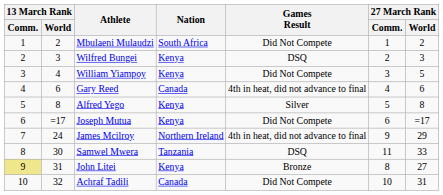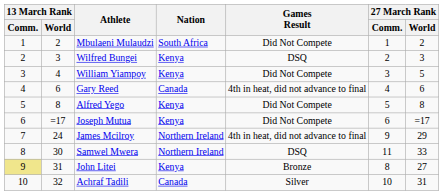(297, 105) Silver -> (297, 105) Did Not Compete
(176, 151) Tanzania -> (191, 151) Northern Ireland
(297, 182) Did Not Compete -> (297, 182) Silver
